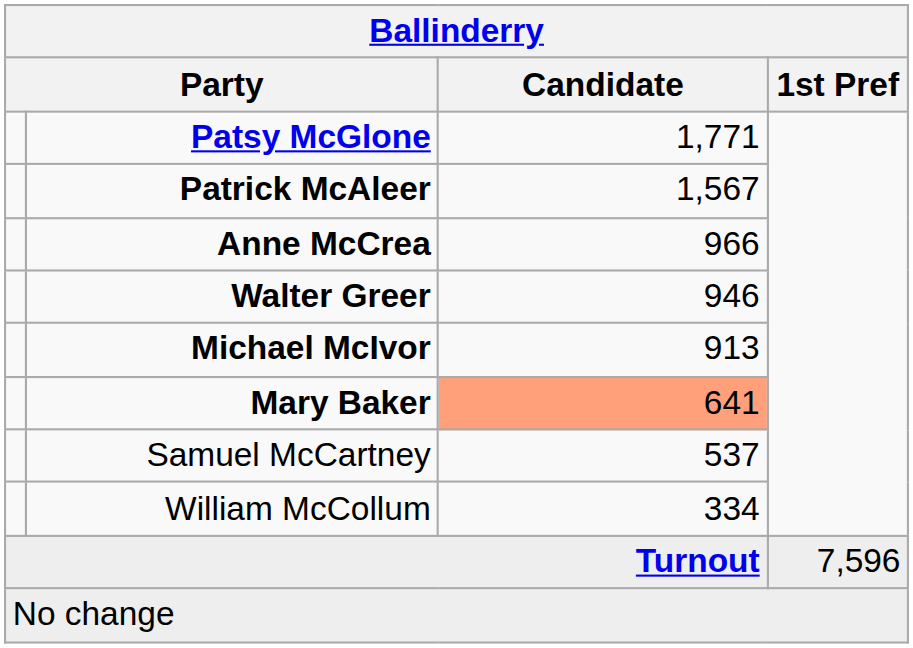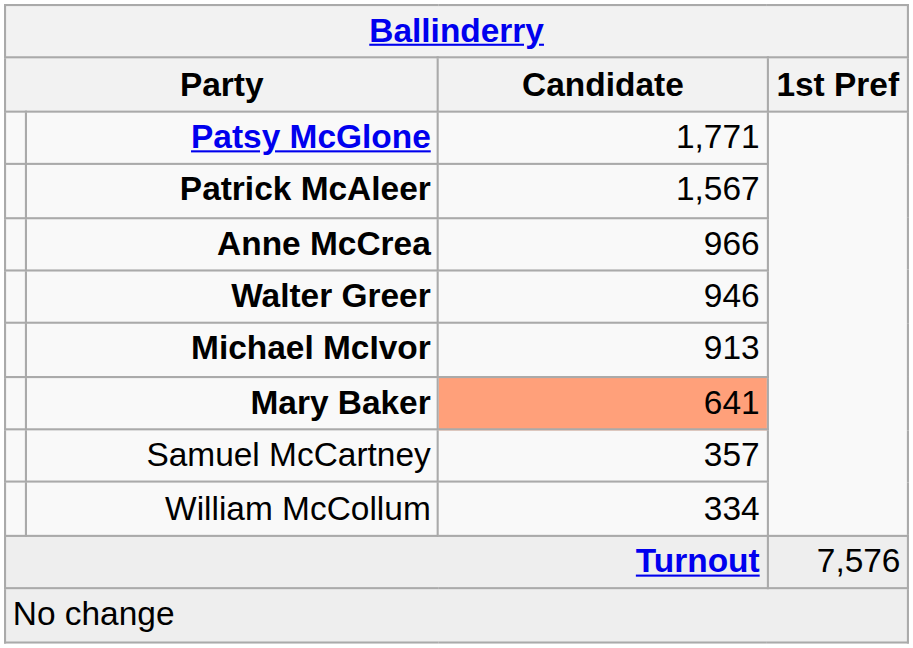(732, 455) 537 -> (732, 455) 357
(859, 561) 7,596 -> (859, 561) 7,576
